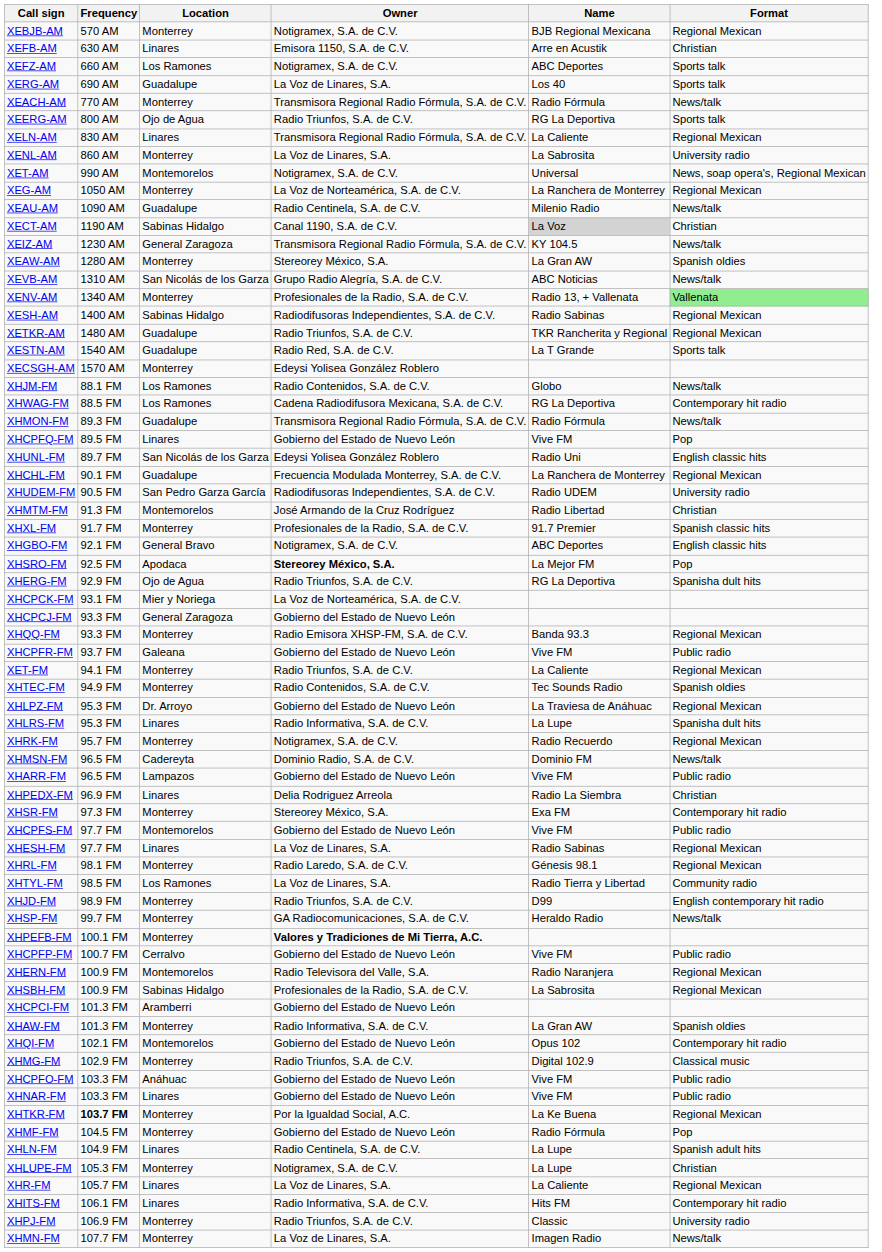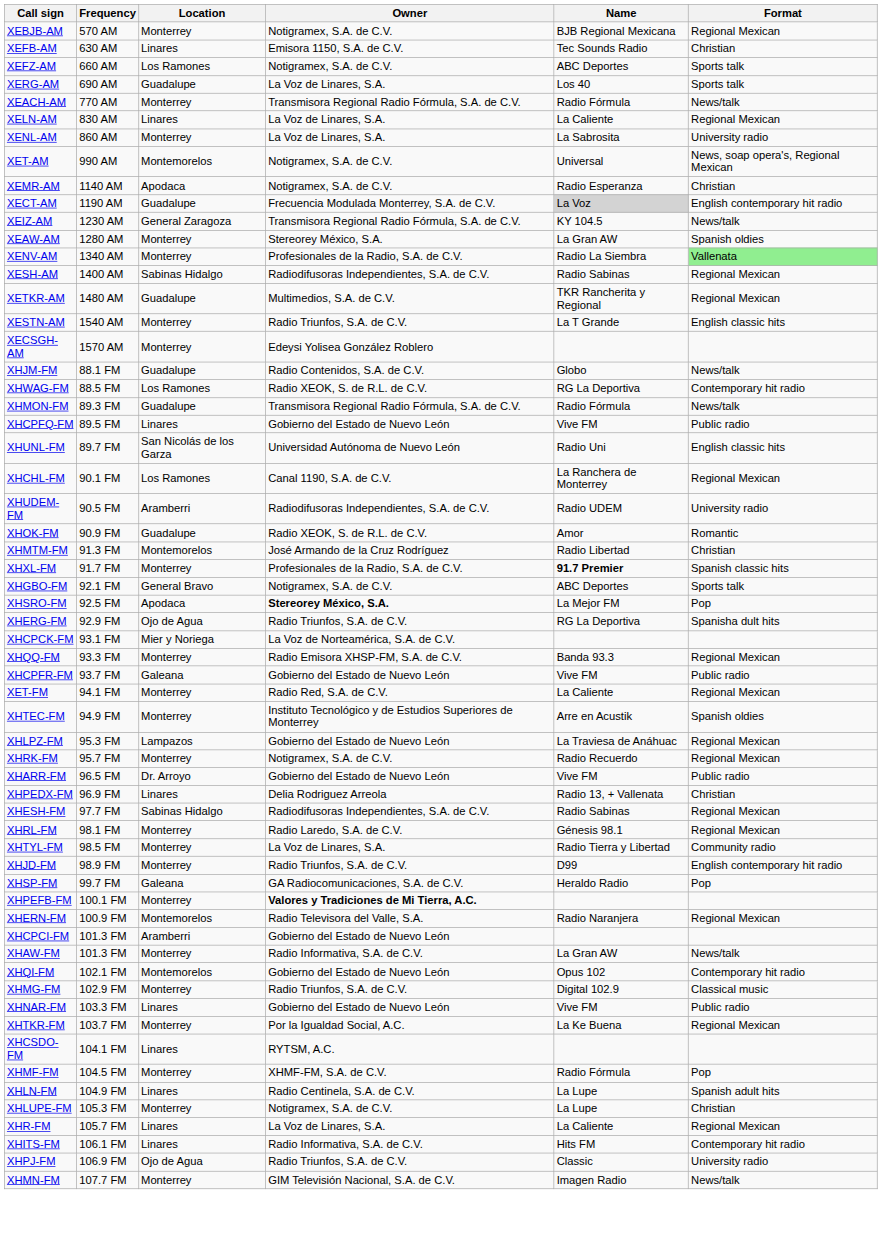(569, 48) Arre en Acustik -> (602, 48) Tec Sounds Radio
- row: (37, 119)
(400, 137) Transmisora Regional Radio Fórmula, S.A. de C.V. -> (327, 119) La Voz de Linares, S.A.
- row: (29, 191)
- row: (32, 208)
+ row: (33, 185)
(183, 226) Sabinas Hidalgo -> (168, 203) Guadalupe
(336, 226) Canal 1190, S.A. de C.V. -> (382, 203) Frecuencia Modulada Monterrey, S.A. de C.V.
(695, 226) Christian -> (767, 203) English contemporary hit radio
- row: (32, 279)
(585, 297) Radio 13, + Vallenata -> (601, 256) Radio La Siembra
(343, 333) Radio Triunfos, S.A. de C.V. -> (331, 298) Multimedios, S.A. de C.V.
(170, 350) Guadalupe -> (166, 322) Monterrey
(334, 350) Radio Red, S.A. de C.V. -> (338, 322) Radio Triunfos, S.A. de C.V.
(699, 350) Sports talk -> (738, 322) English classic hits
(177, 386) Los Ramones -> (168, 370) Guadalupe
(389, 404) Cadena Radiodifusora Mexicana, S.A. de C.V. -> (348, 388) Radio XEOK, S. de R.L. de C.V.
(682, 439) Pop -> (720, 424) Public radio
(356, 457) Edeysi Yolisea González Roblero -> (364, 448) Universidad Autónoma de Nuevo León
(170, 475) Guadalupe -> (176, 478) Los Ramones
(387, 475) Frecuencia Modulada Monterrey, S.A. de C.V. -> (330, 478) Canal 1190, S.A. de C.V.
(204, 492) San Pedro Garza García -> (166, 508) Aramberri
+ row: (33, 533)
(564, 528) normal -> (590, 568) bold
(719, 546) English classic hits -> (718, 586) Sports talk
- row: (39, 617)
(343, 670) Radio Triunfos, S.A. de C.V. -> (328, 692) Radio Red, S.A. de C.V.
(352, 688) Radio Contenidos, S.A. de C.V. -> (390, 716) Instituto Tecnológico y de Estudios Superiores de Monterrey
(577, 688) Tec Sounds Radio -> (594, 716) Arre en Acustik
(167, 706) Dr. Arroyo -> (167, 741) Lampazos
- row: (36, 723)
- row: (37, 759)
(168, 777) Lampazos -> (166, 776) Dr. Arroyo
(576, 794) Radio La Siembra -> (610, 794) Radio 13, + Vallenata
- row: (32, 812)
- row: (40, 830)
(161, 848) Linares -> (182, 812) Sabinas Hidalgo
(332, 848) La Voz de Linares, S.A. -> (379, 812) Radiodifusoras Independientes, S.A. de C.V.
(177, 883) Los Ramones -> (166, 847) Monterrey
(168, 919) Monterrey -> (162, 883) Galeana
(697, 919) News/talk -> (701, 883) Pop
- row: (40, 954)
- row: (36, 990)
(709, 1025) Spanish oldies -> (715, 954) News/talk
- row: (40, 1079)
(104, 1114) bold -> (103, 1025) normal
+ row: (33, 1049)
(364, 1132) Gobierno del Estado de Nuevo León -> (327, 1073) XHMF-FM, S.A. de C.V.
(168, 1221) Monterrey -> (172, 1162) Ojo de Agua
(332, 1238) La Voz de Linares, S.A. -> (362, 1179) GIM Televisión Nacional, S.A. de C.V.
